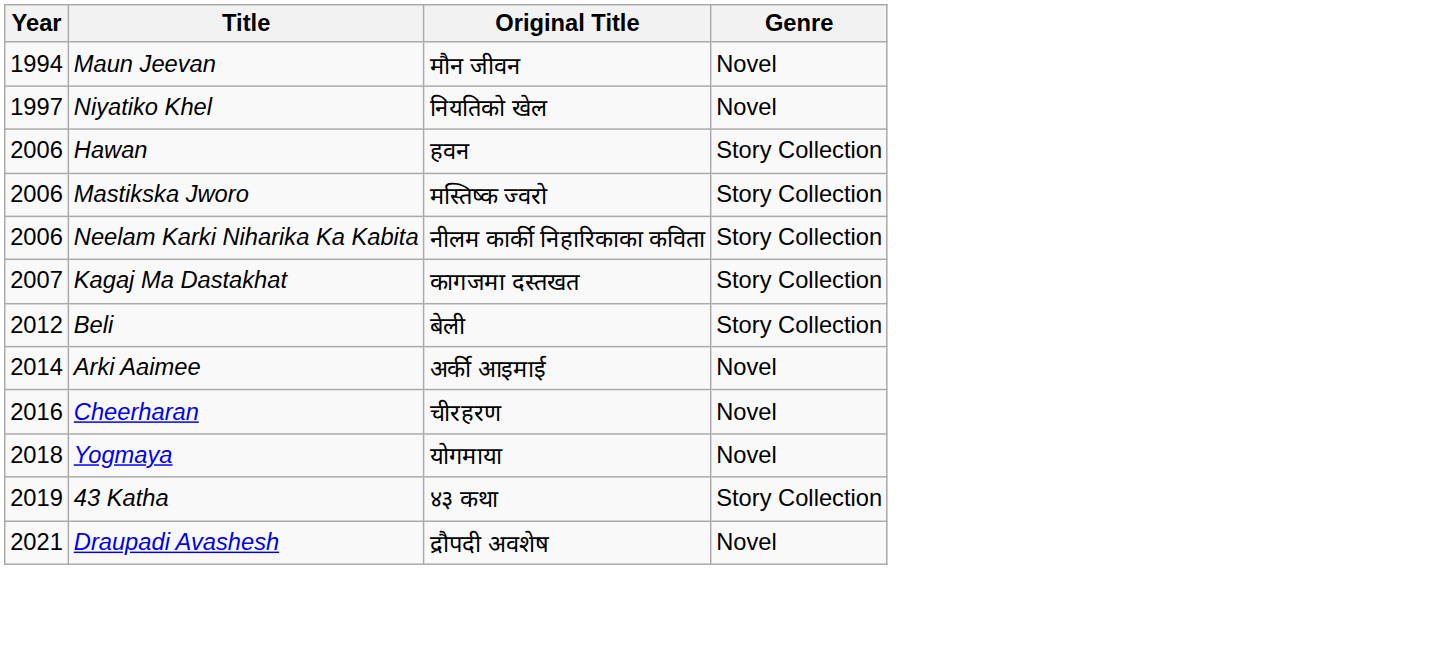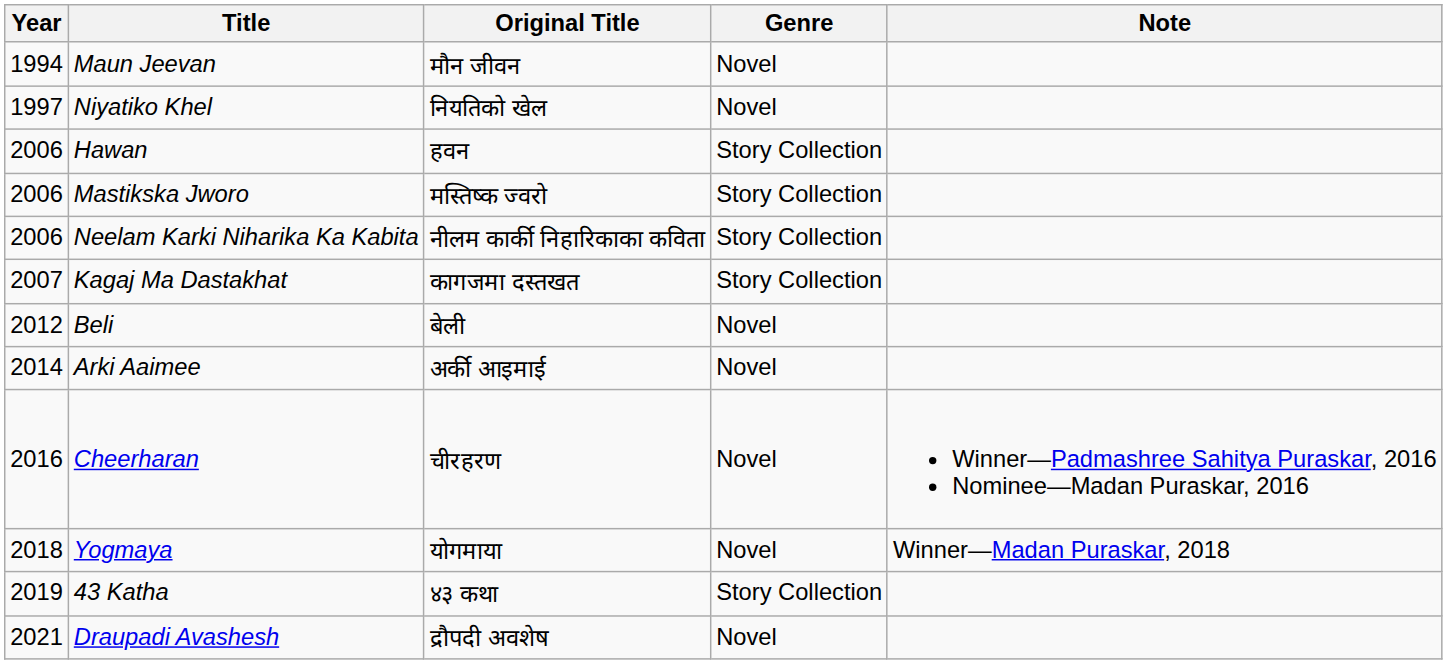+ column: (1165, 23)
(799, 324) Story Collection -> (747, 324) Novel
